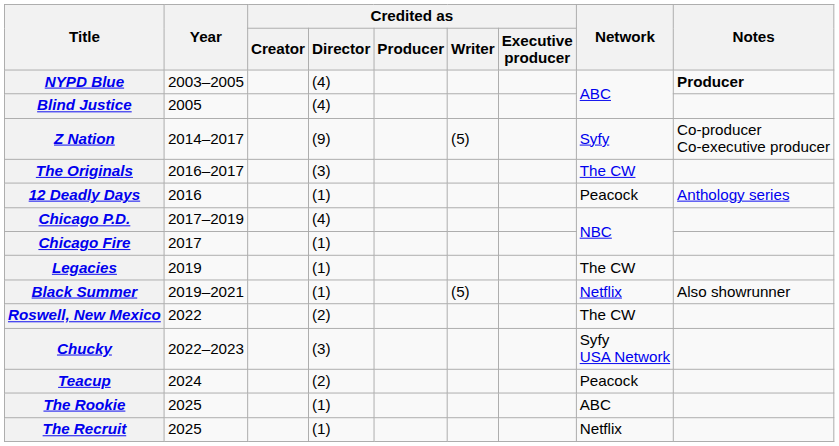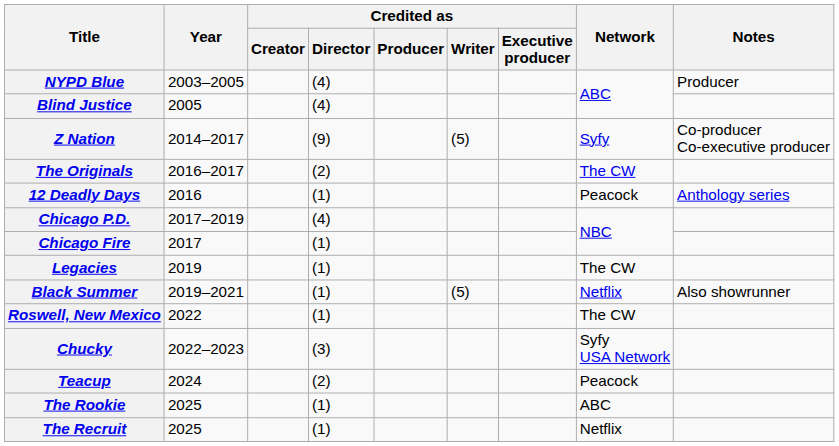(710, 81) bold -> (708, 81) normal
(321, 171) (3) -> (321, 171) (2)
(321, 315) (2) -> (321, 315) (1)
